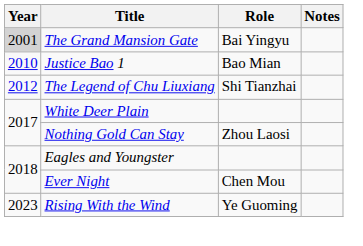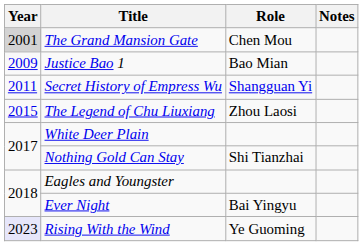(255, 39) Bai Yingyu -> (260, 39) Chen Mou
(23, 63) 2010 -> (23, 63) 2009
+ row: (133, 87)
(23, 87) 2012 -> (23, 110) 2015
(259, 87) Shi Tianzhai -> (263, 110) Zhou Laosi
(256, 134) Zhou Laosi -> (266, 157) Shi Tianzhai
(253, 181) Chen Mou -> (263, 205) Bai Yingyu
(23, 205) no background -> (23, 228) lavender background
